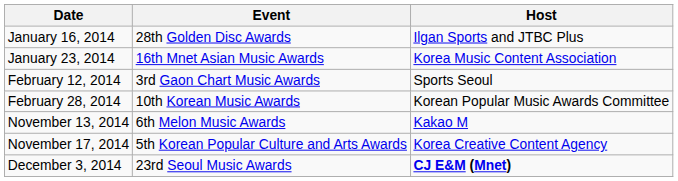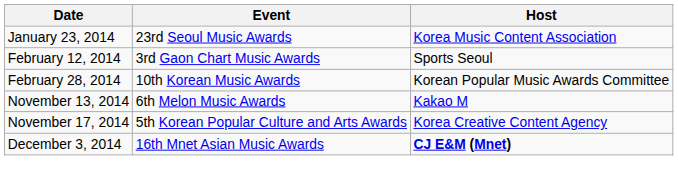- row: (61, 36)
(230, 58) 16th Mnet Asian Music Awards -> (214, 36) 23rd Seoul Music Awards
(214, 165) 23rd Seoul Music Awards -> (230, 144) 16th Mnet Asian Music Awards
